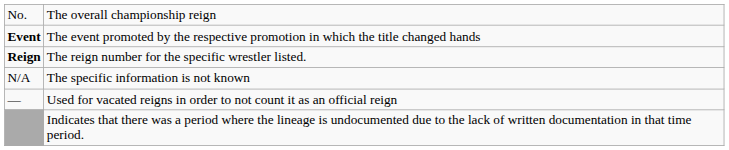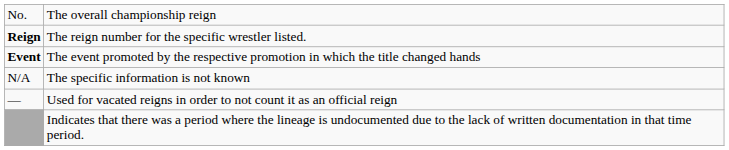rows swapped: (24, 57) <-> (24, 36)
